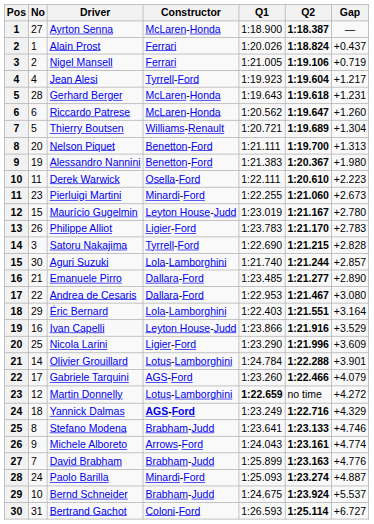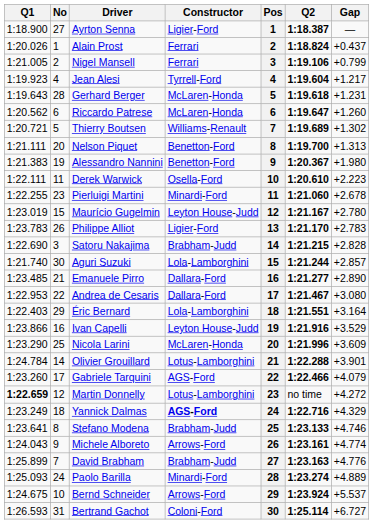columns swapped: (16, 13) <-> (262, 13)
(183, 29) McLaren-Honda -> (193, 29) Ligier-Ford
(350, 63) +0.719 -> (350, 63) +0.799
(350, 129) +1.304 -> (350, 129) +1.302
(350, 195) +2.673 -> (350, 195) +2.678
(172, 245) Tyrrell-Ford -> (202, 245) Brabham-Judd
(171, 345) Ligier-Ford -> (205, 345) McLaren-Honda
(350, 478) +4.887 -> (350, 478) +4.889
(180, 494) Brabham-Judd -> (196, 494) Arrows-Ford
